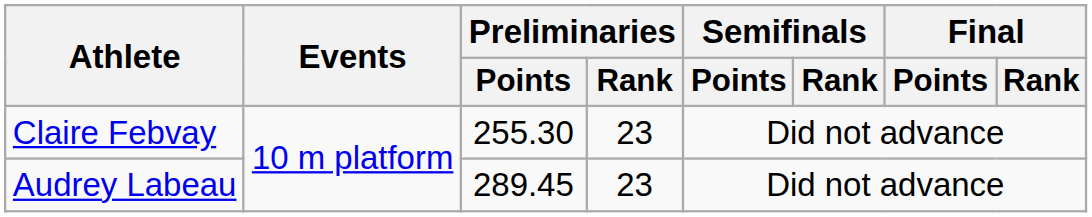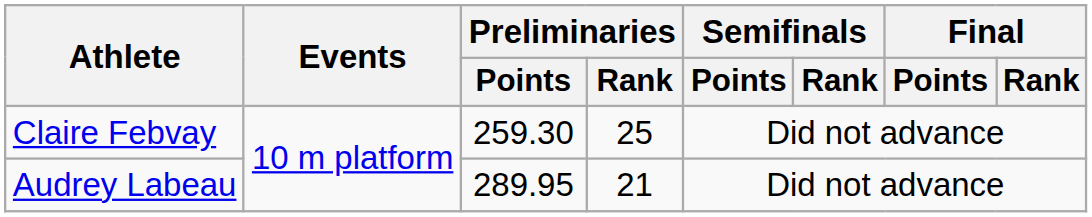(523, 133) 255.30 -> (523, 133) 259.30
(635, 133) 23 -> (635, 133) 25
(523, 185) 289.45 -> (523, 185) 289.95
(635, 185) 23 -> (635, 185) 21
